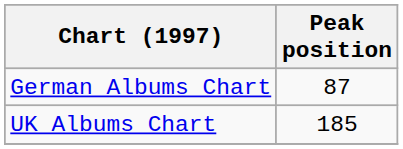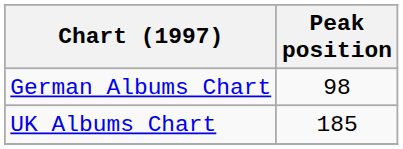(337, 87) 87 -> (337, 87) 98
